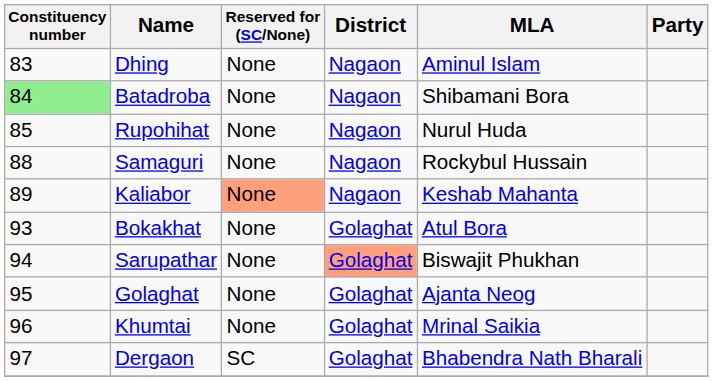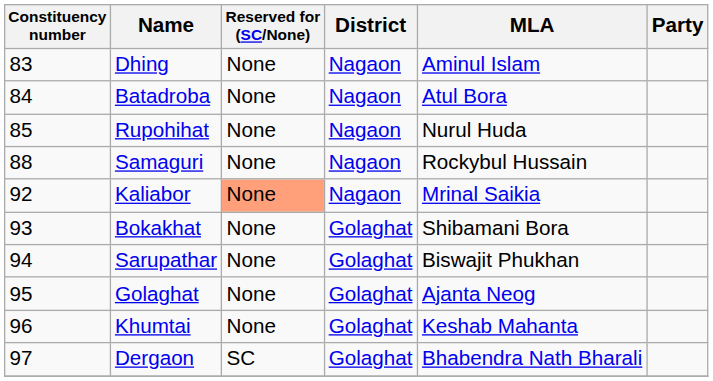(21, 97) lightgreen background -> (21, 97) no background
(495, 97) Shibamani Bora -> (464, 97) Atul Bora
(21, 195) 89 -> (21, 195) 92
(500, 195) Keshab Mahanta -> (481, 195) Mrinal Saikia
(464, 228) Atul Bora -> (495, 228) Shibamani Bora
(371, 260) lightsalmon background -> (371, 260) no background
(481, 326) Mrinal Saikia -> (500, 326) Keshab Mahanta
